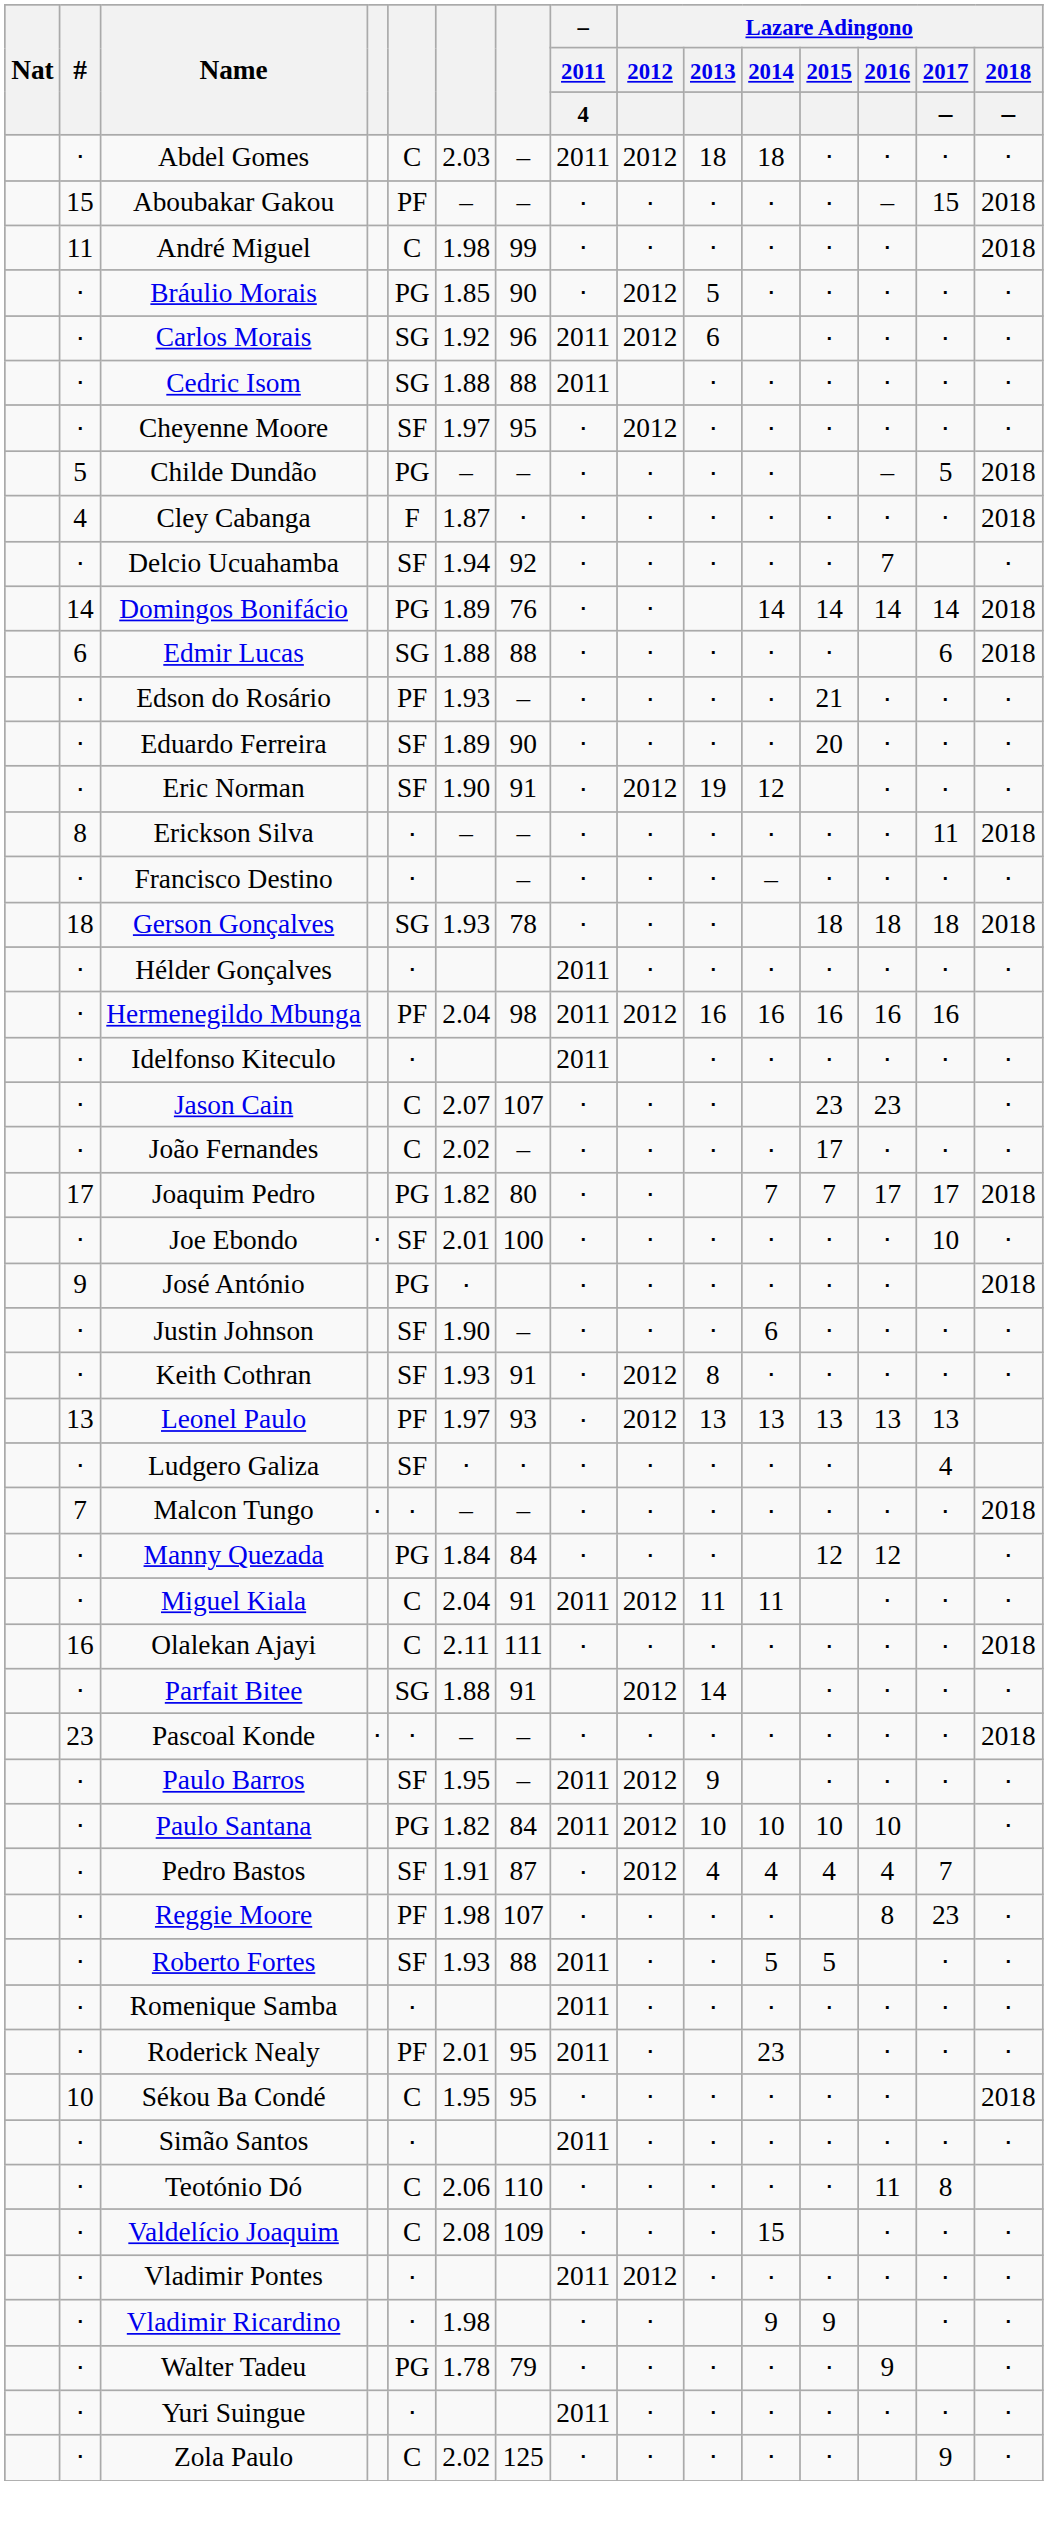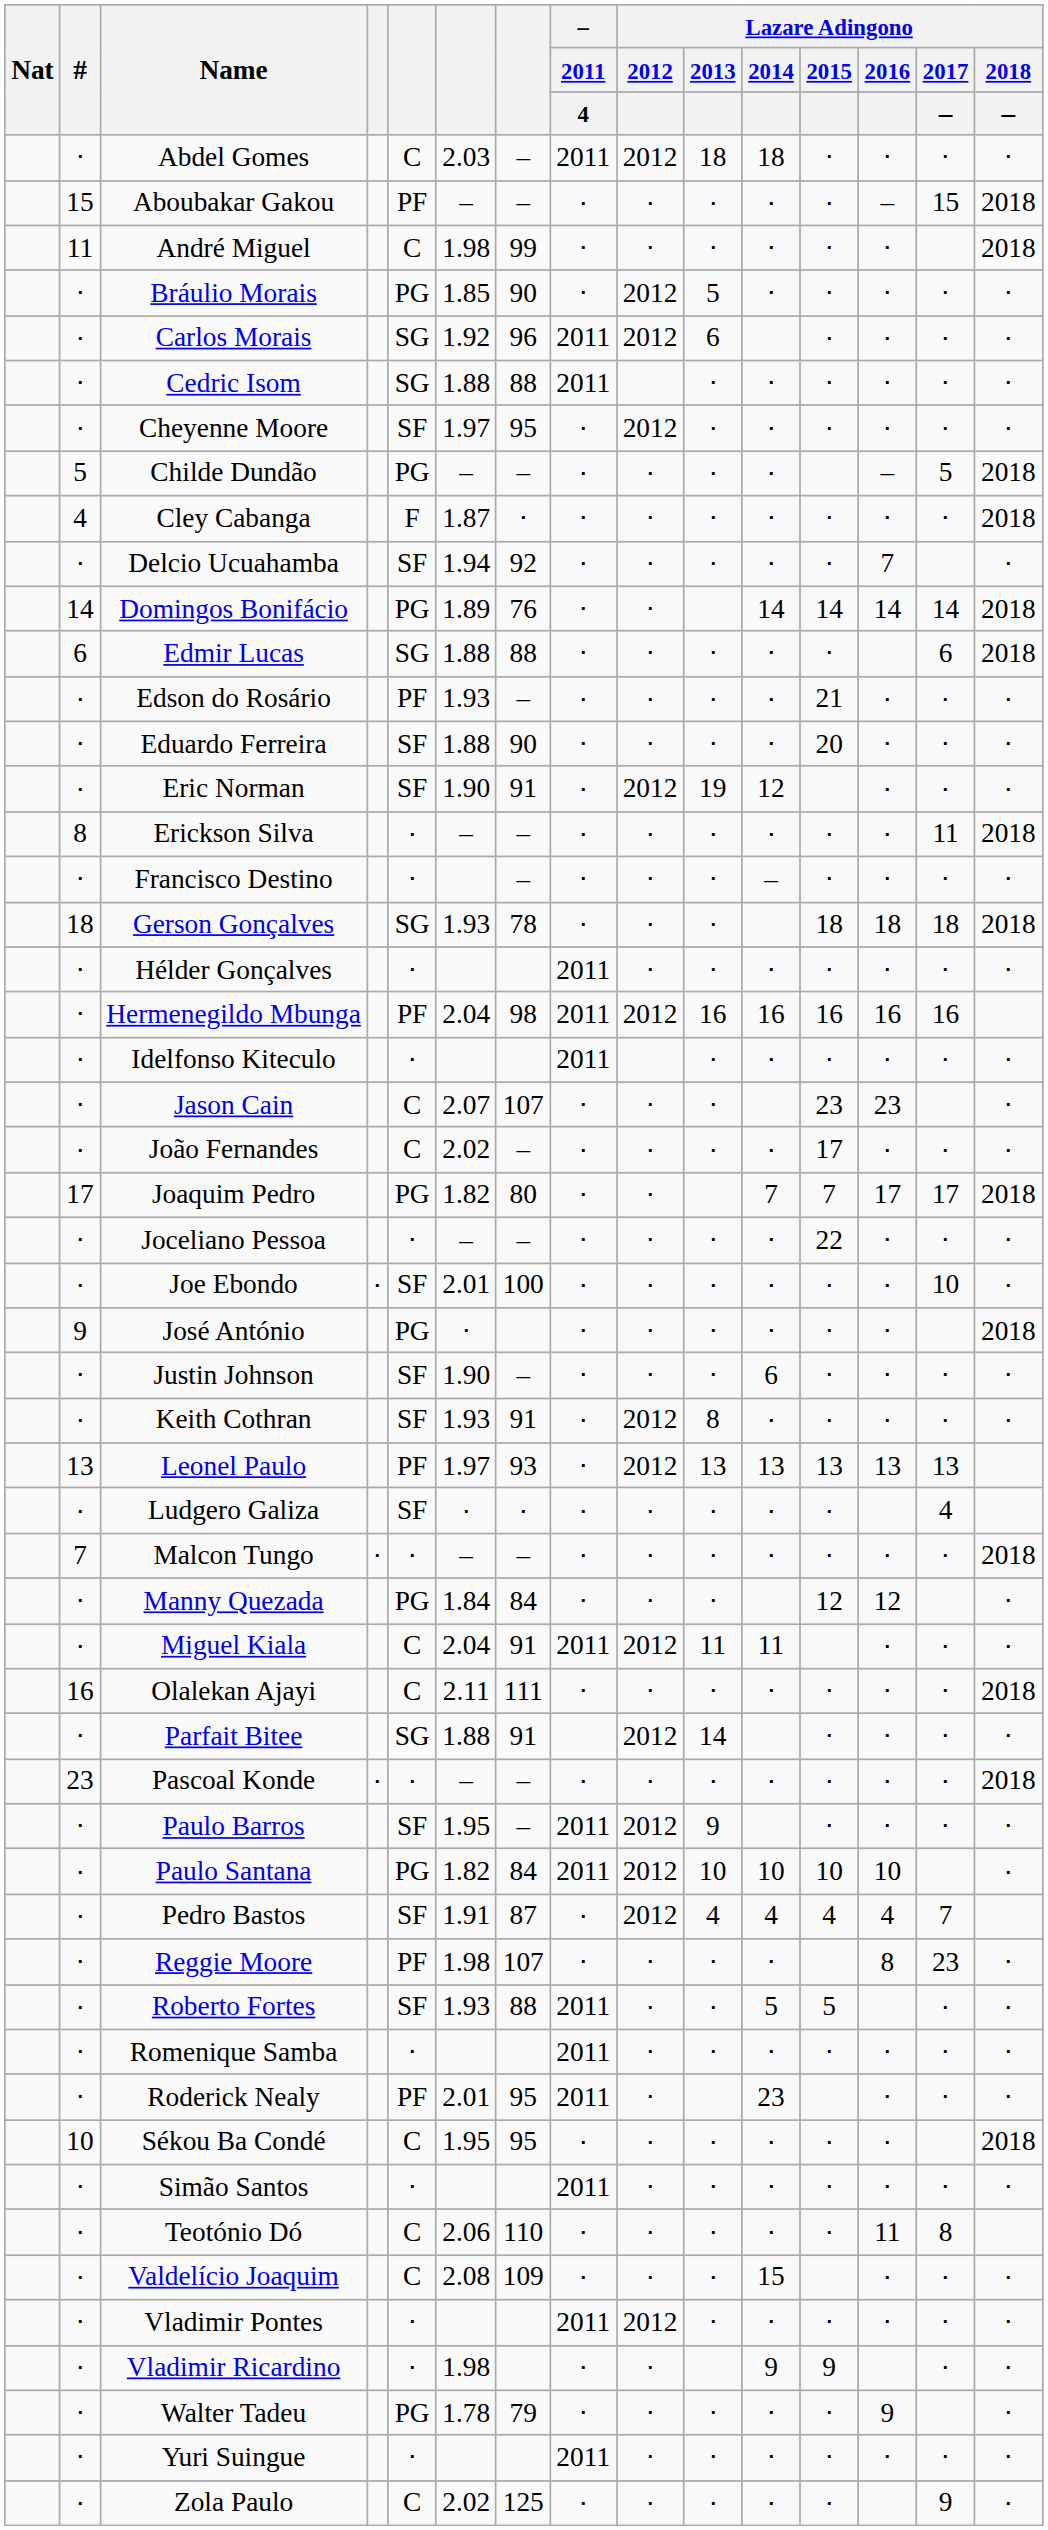(466, 743) 1.89 -> (466, 743) 1.88
+ row: (234, 1239)
